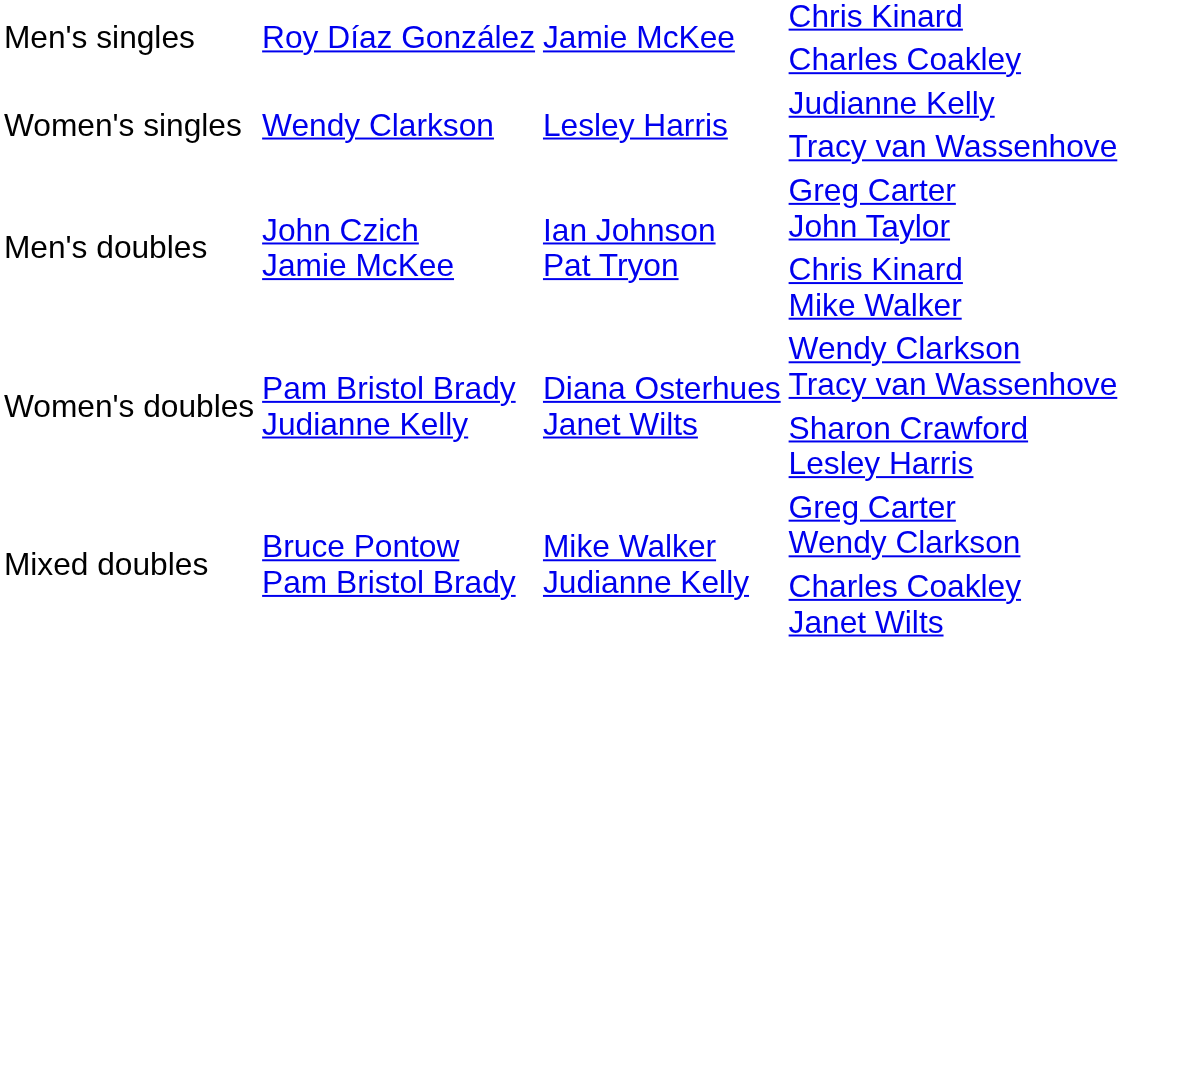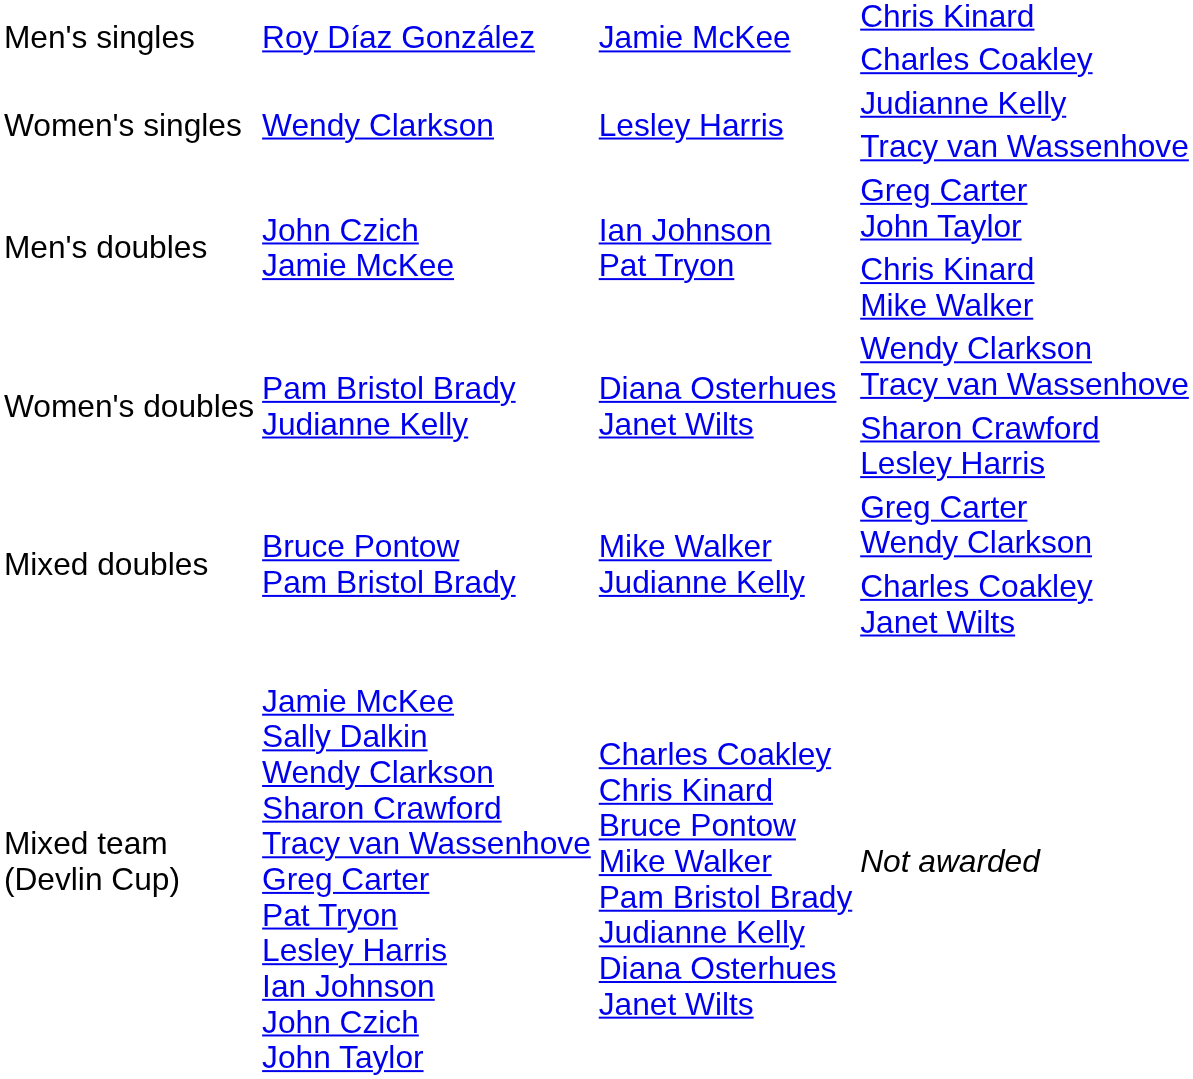+ row: (950, 861)
